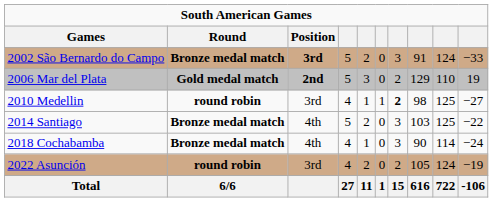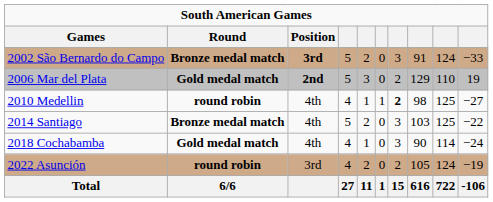(313, 101) 3rd -> (313, 101) 4th
(227, 143) Bronze medal match -> (227, 143) Gold medal match
